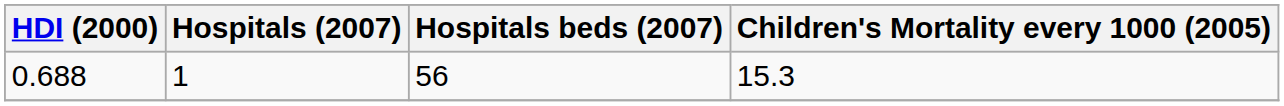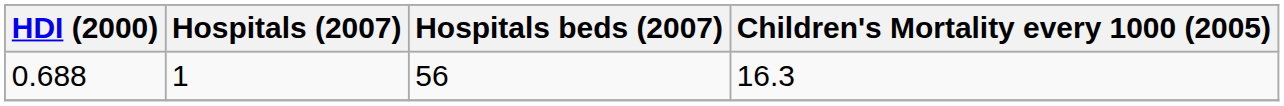(766, 75) 15.3 -> (766, 75) 16.3
